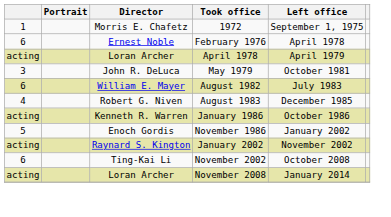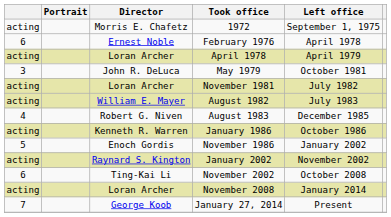(23, 27) 1 -> (23, 27) acting
+ row: (239, 86)
(23, 86) 6 -> (23, 101) acting
+ row: (239, 205)
